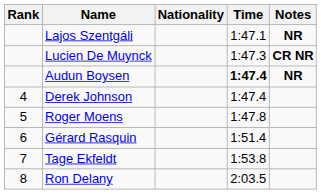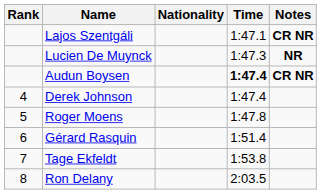(293, 35) NR -> (293, 35) CR NR
(293, 55) CR NR -> (293, 55) NR
(293, 76) NR -> (293, 76) CR NR
